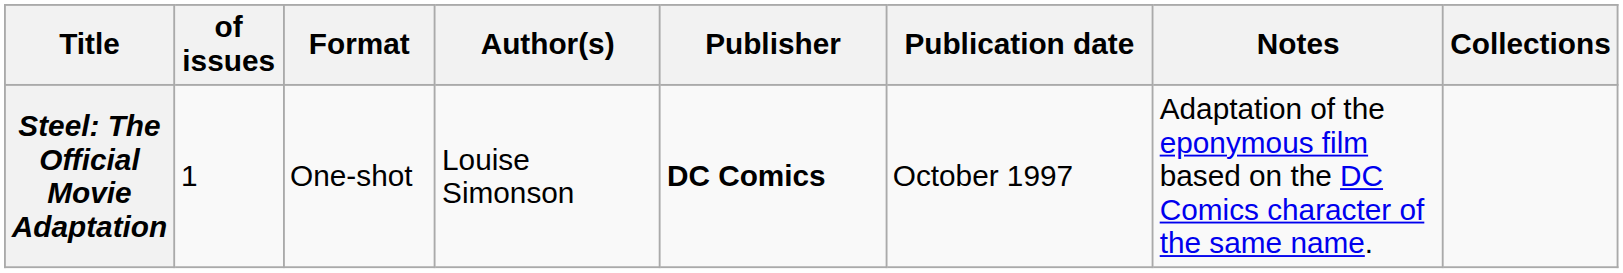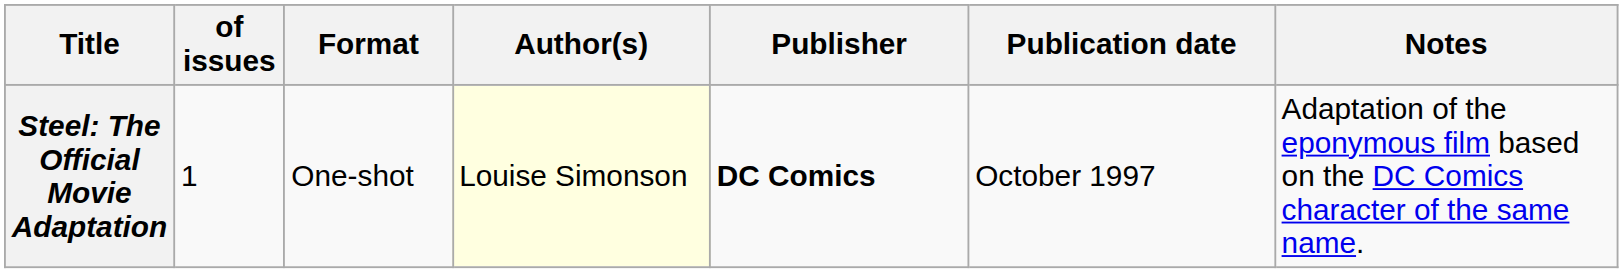- column: (1530, 44)
(508, 175) no background -> (573, 175) lightyellow background
